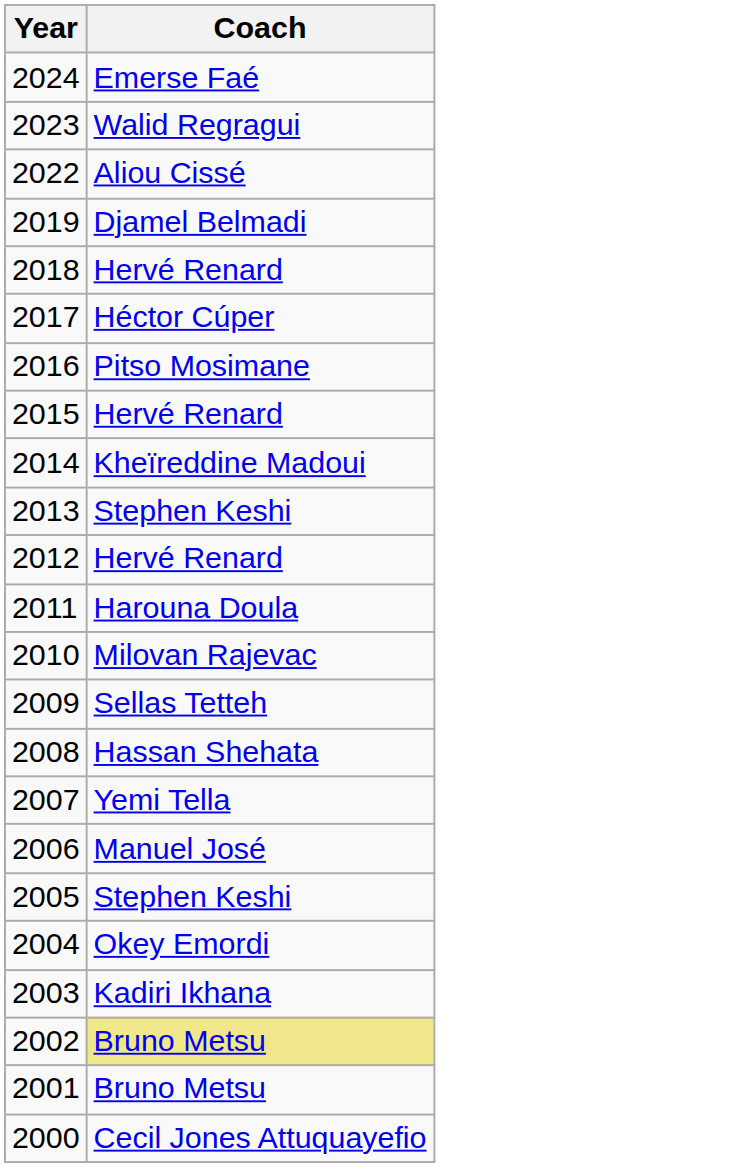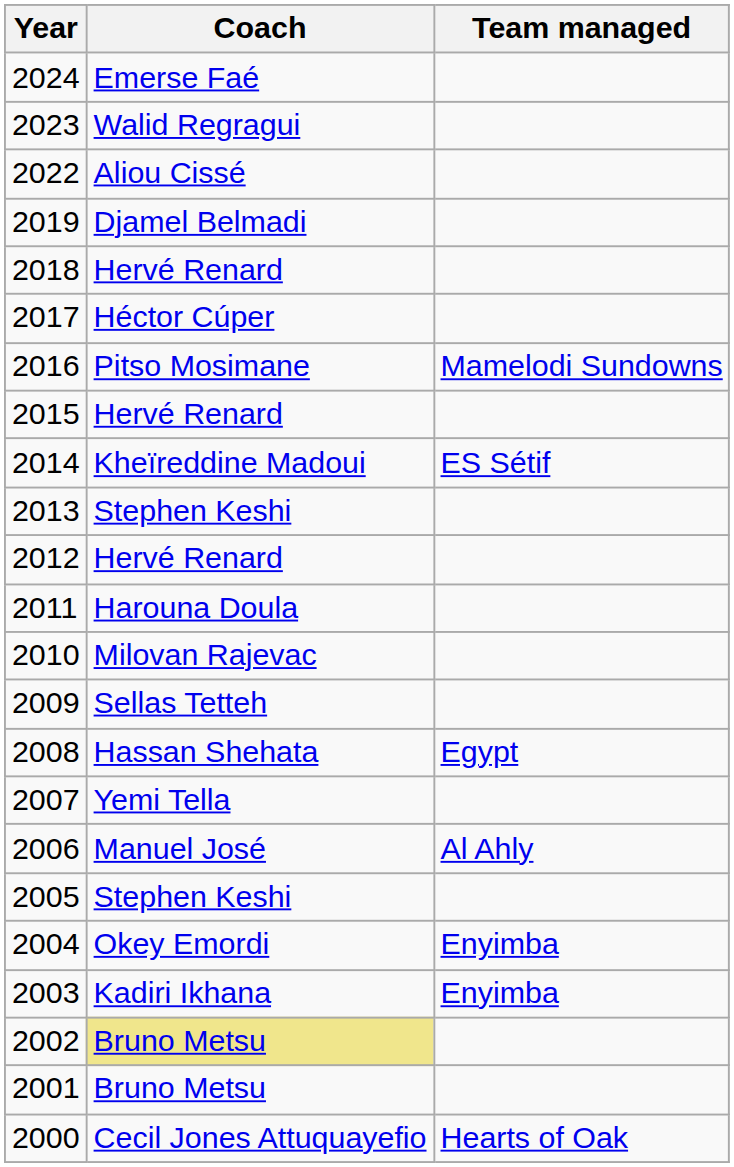+ column: (582, 28)
